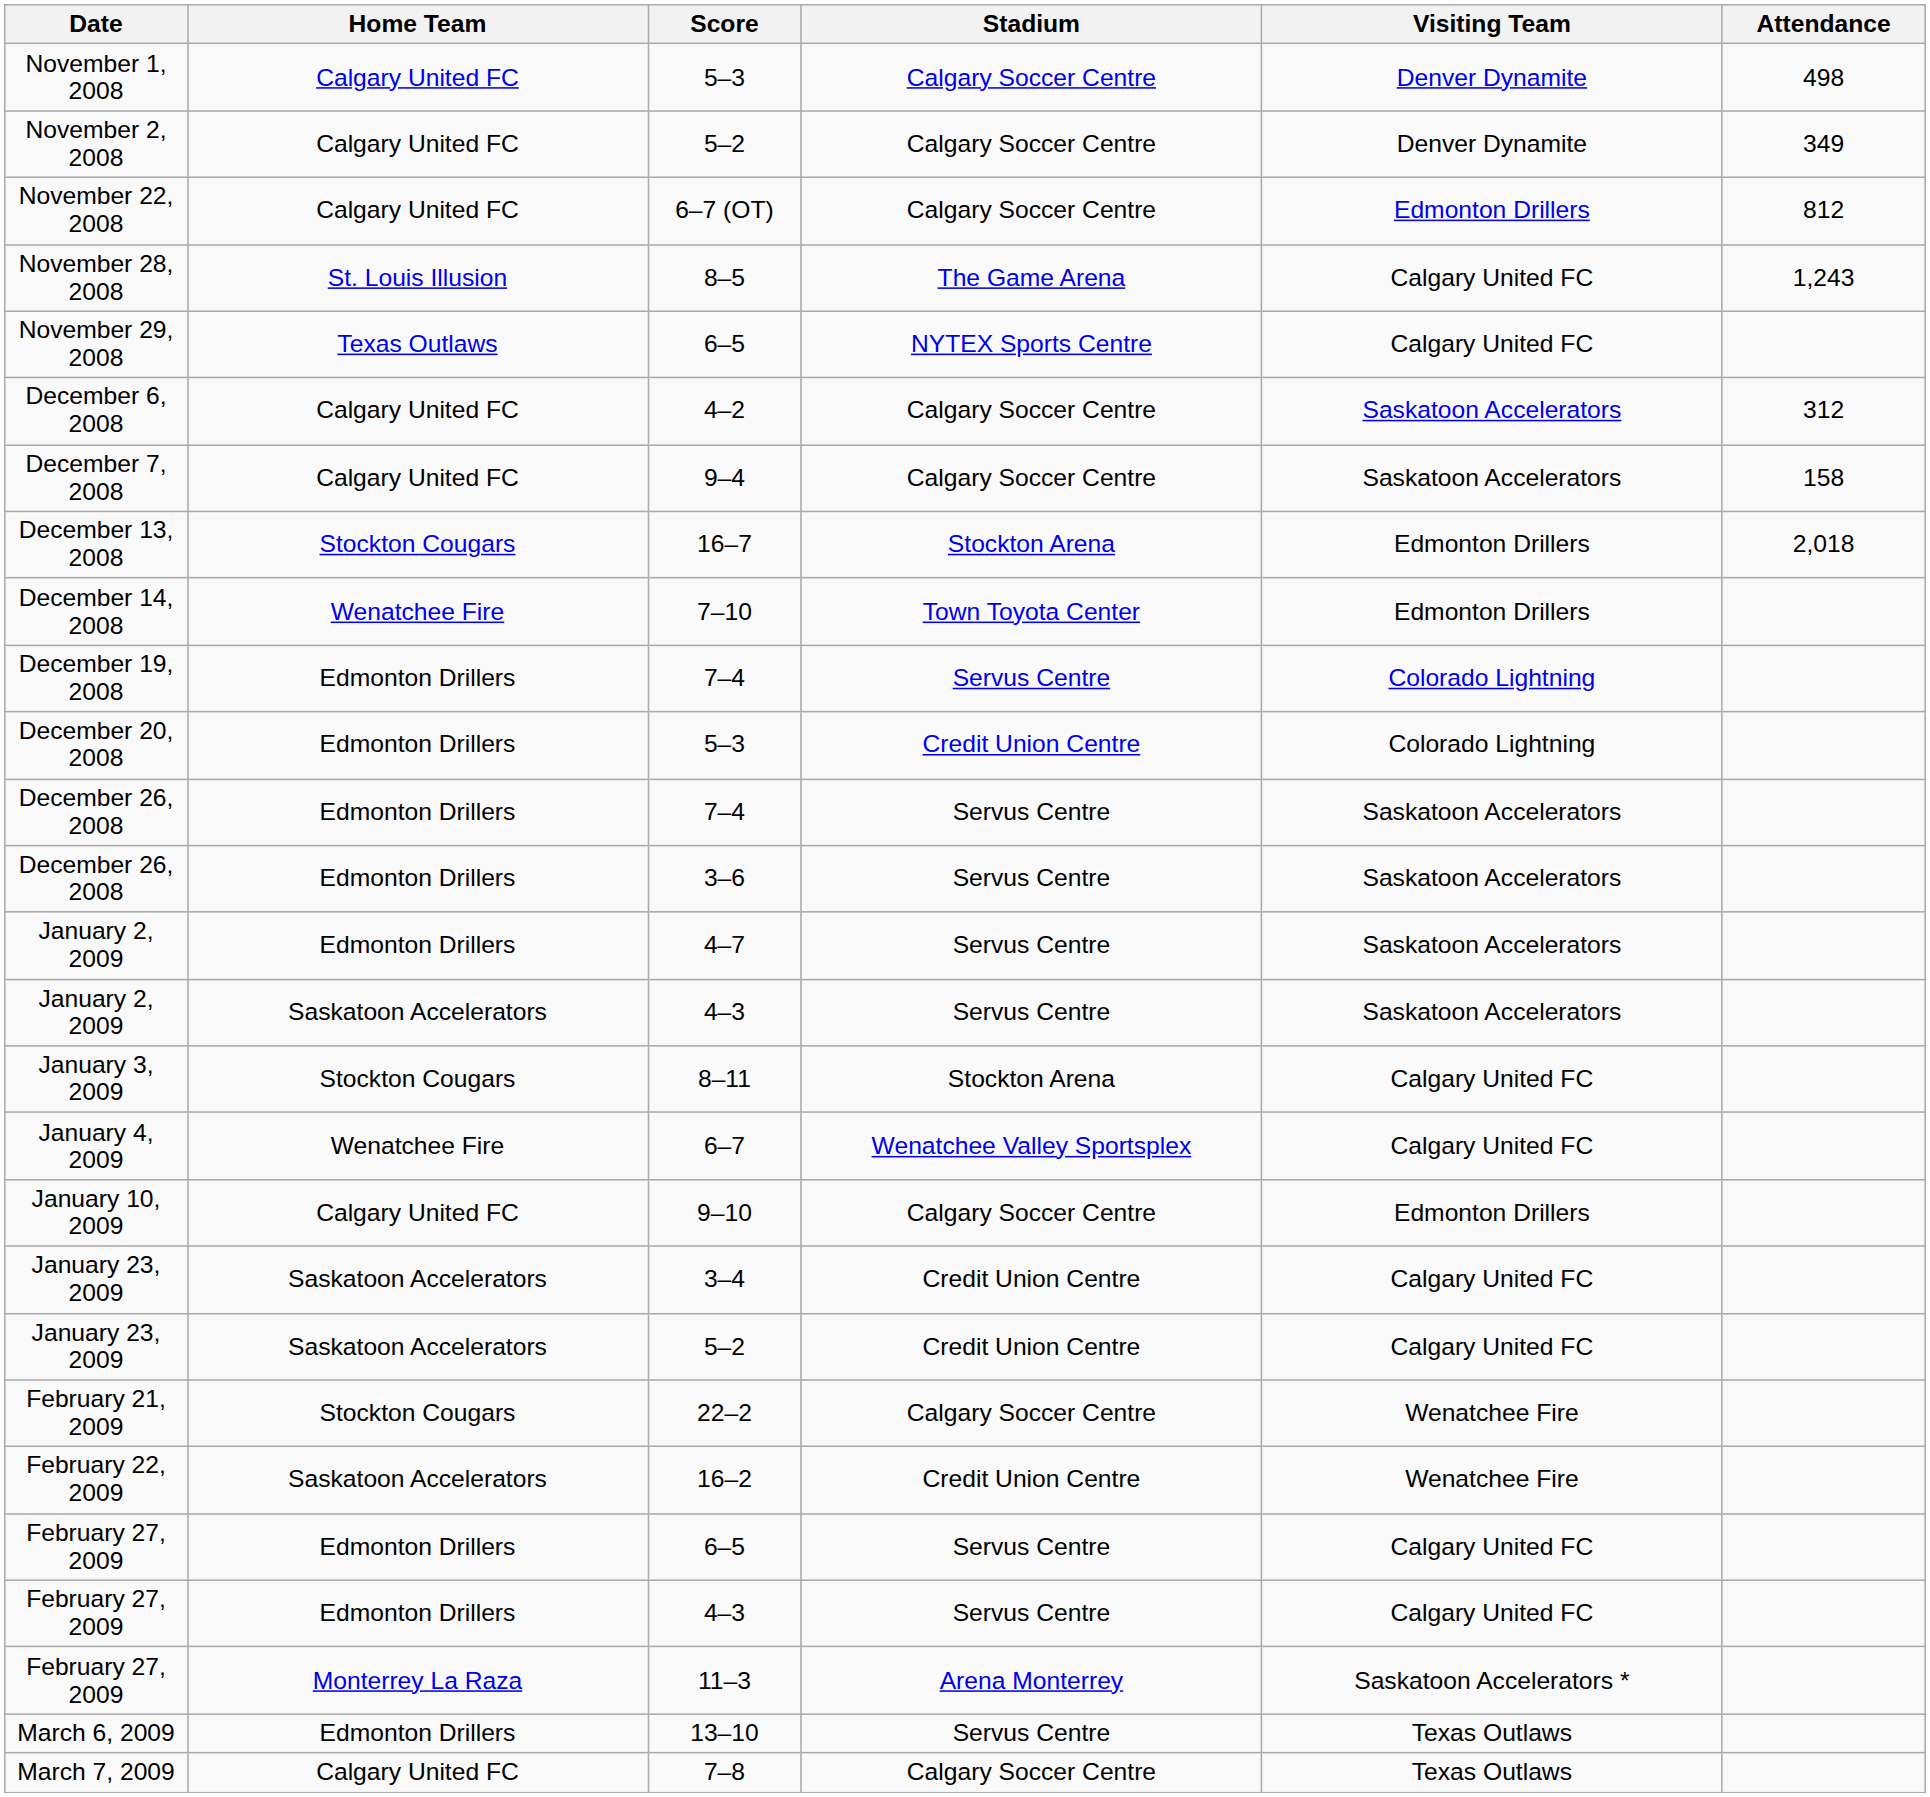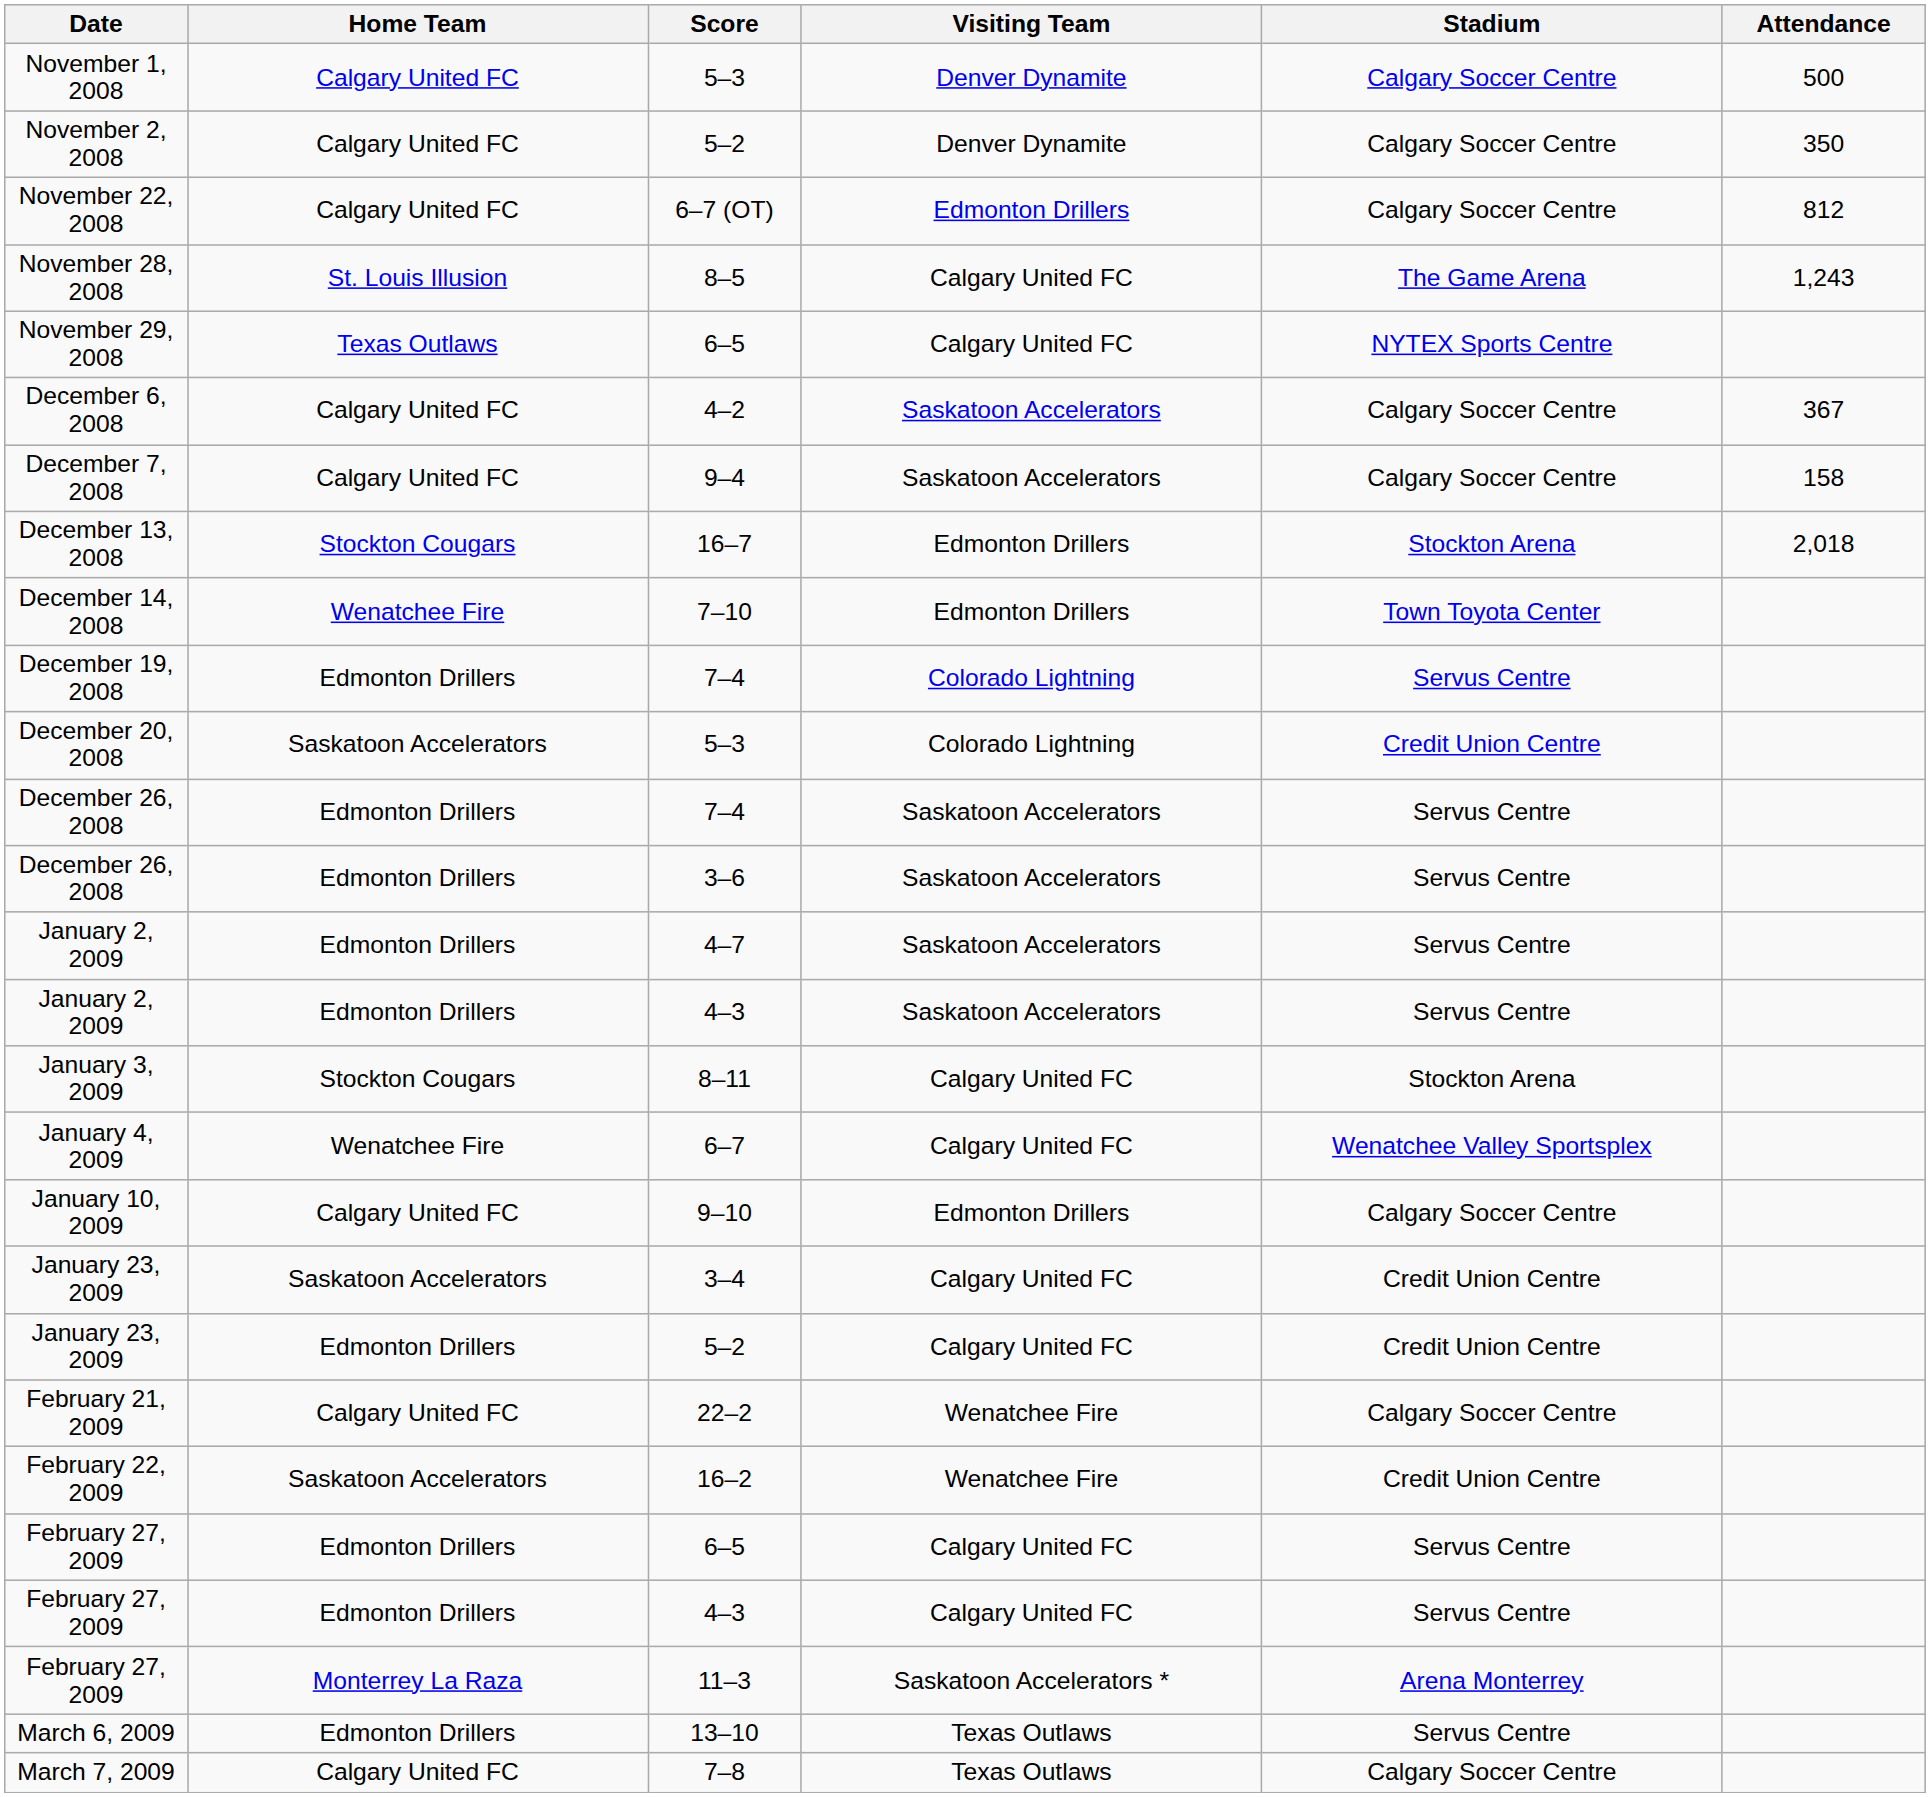columns swapped: (1492, 24) <-> (1031, 24)
(1824, 76) 498 -> (1824, 76) 500
(1824, 143) 349 -> (1824, 143) 350
(1824, 410) 312 -> (1824, 410) 367
(417, 744) Edmonton Drillers -> (417, 744) Saskatoon Accelerators
(417, 1012) Saskatoon Accelerators -> (417, 1012) Edmonton Drillers
(417, 1346) Saskatoon Accelerators -> (417, 1346) Edmonton Drillers
(417, 1412) Stockton Cougars -> (417, 1412) Calgary United FC
